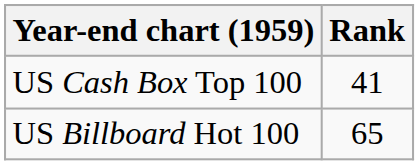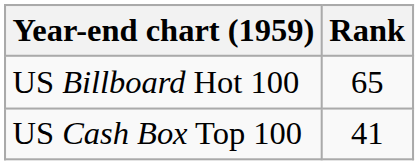rows swapped: (156, 133) <-> (157, 81)
